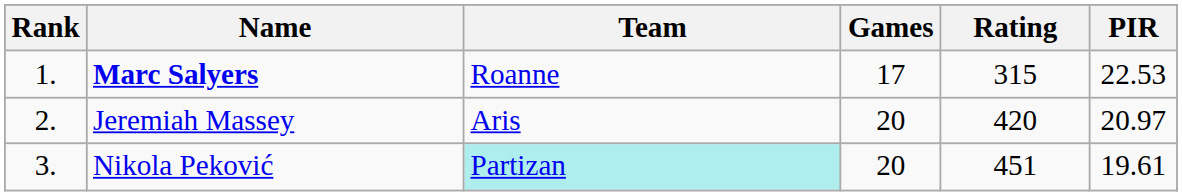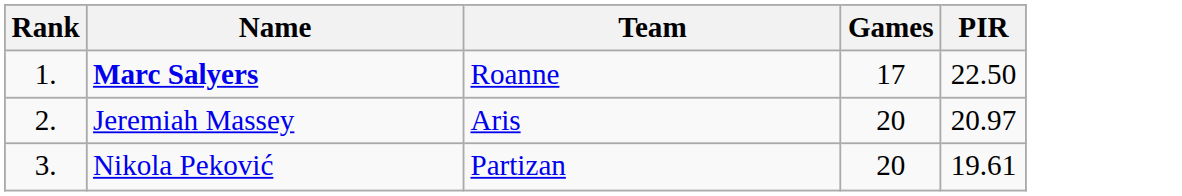- column: (1015, 27)
(1133, 73) 22.53 -> (983, 73) 22.50
(518, 166) paleturquoise background -> (518, 166) no background
